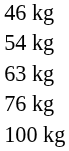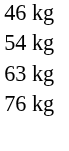- row: (35, 134)
